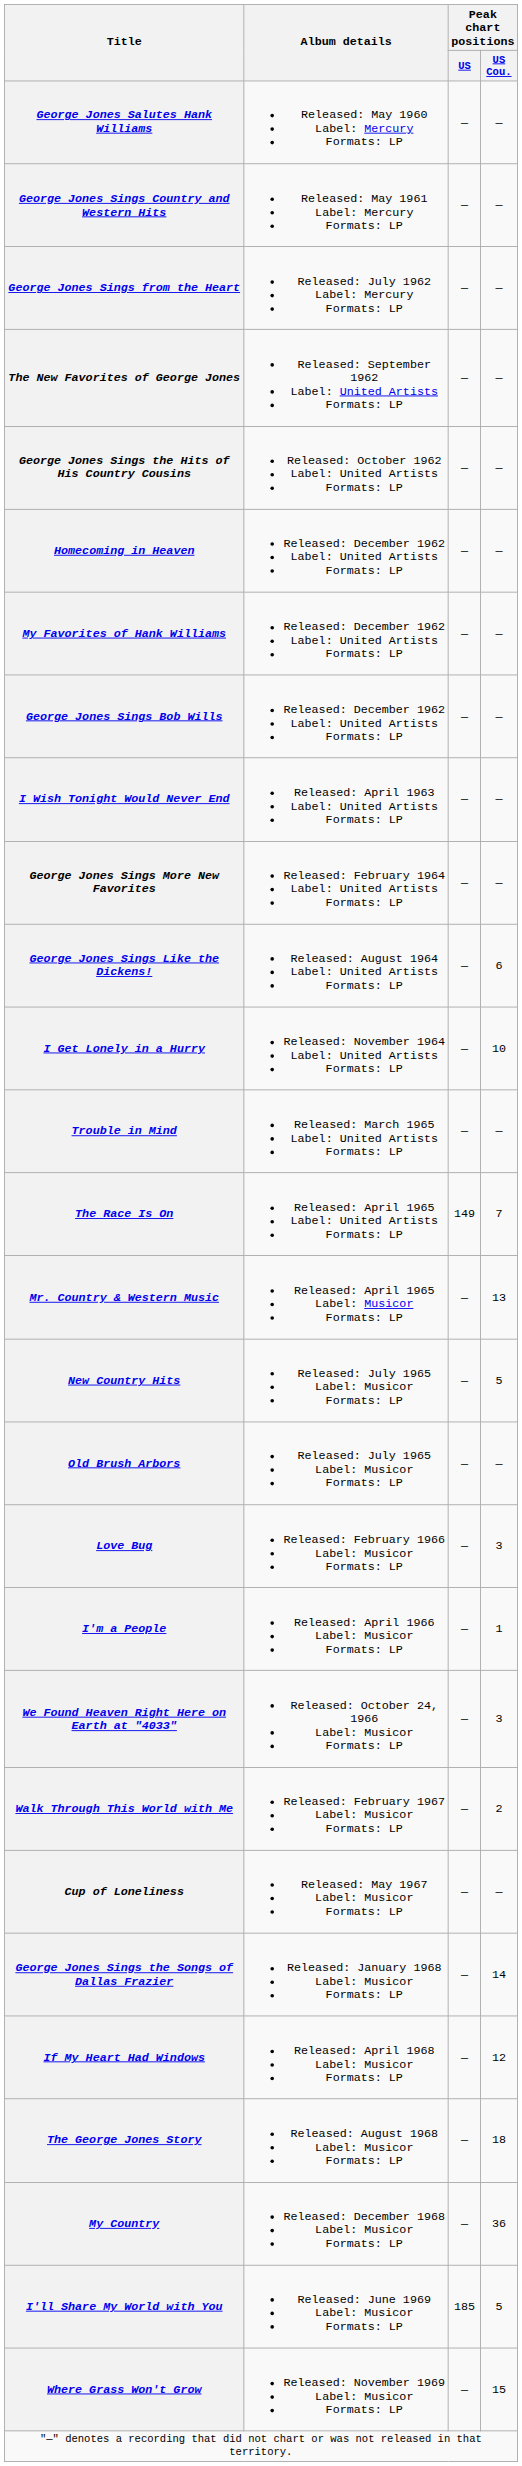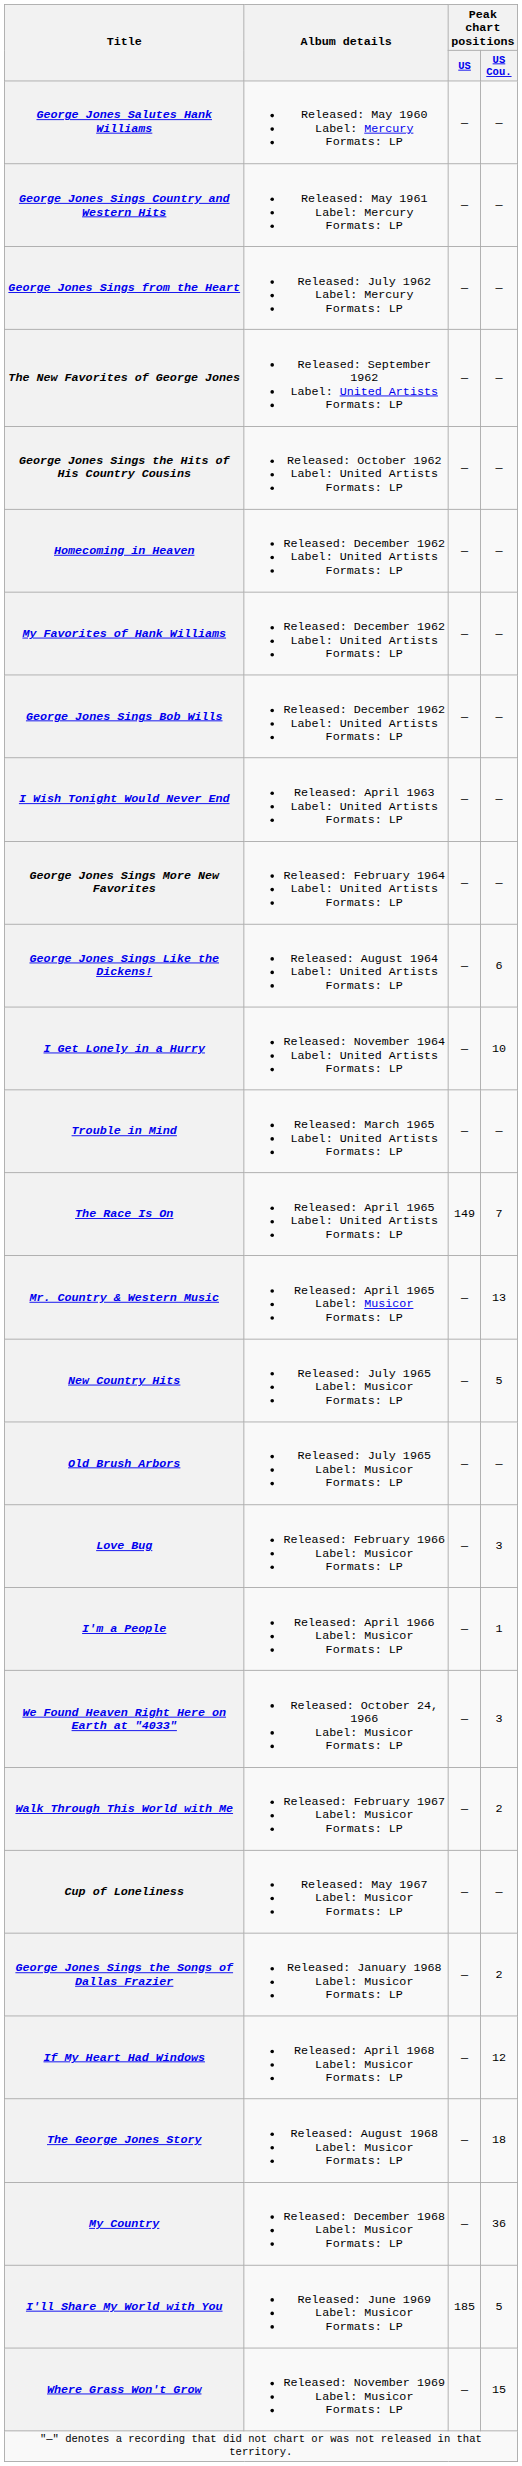(499, 1975) 14 -> (499, 1975) 2
